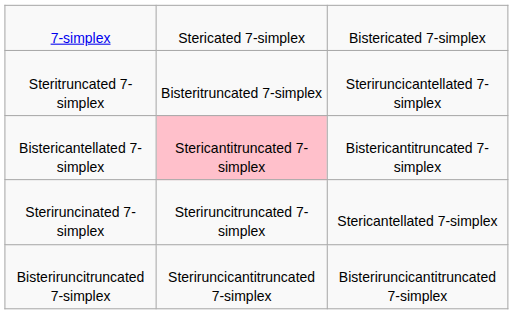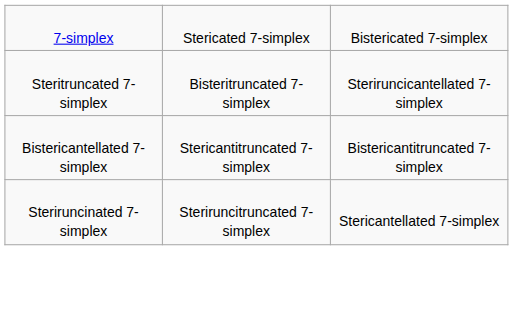(242, 158) pink background -> (246, 158) no background
- row: (81, 286)
